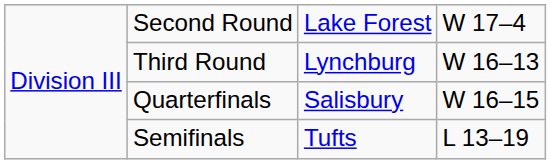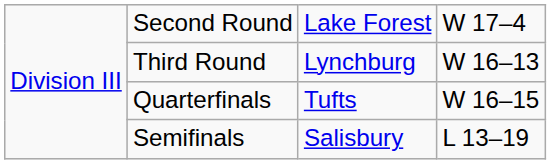(354, 100) Salisbury -> (330, 100) Tufts
(330, 138) Tufts -> (354, 138) Salisbury
